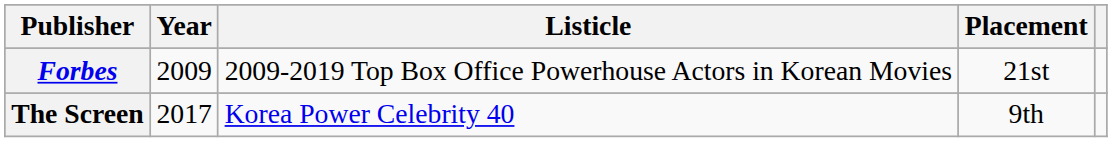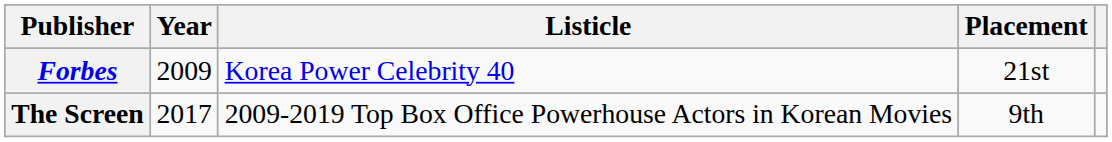(588, 70) 2009-2019 Top Box Office Powerhouse Actors in Korean Movies -> (370, 70) Korea Power Celebrity 40
(370, 114) Korea Power Celebrity 40 -> (588, 114) 2009-2019 Top Box Office Powerhouse Actors in Korean Movies
